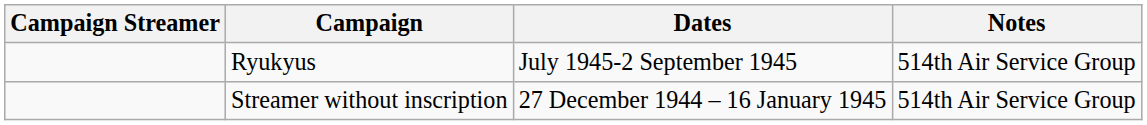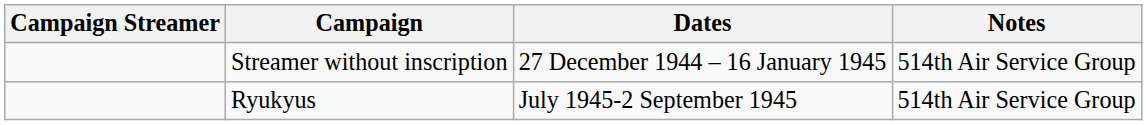rows swapped: (369, 100) <-> (274, 61)
